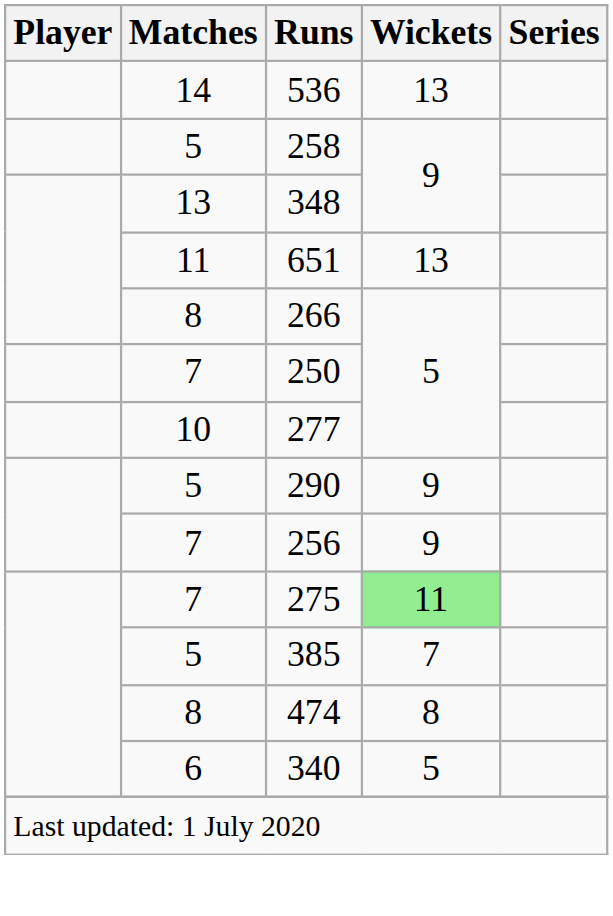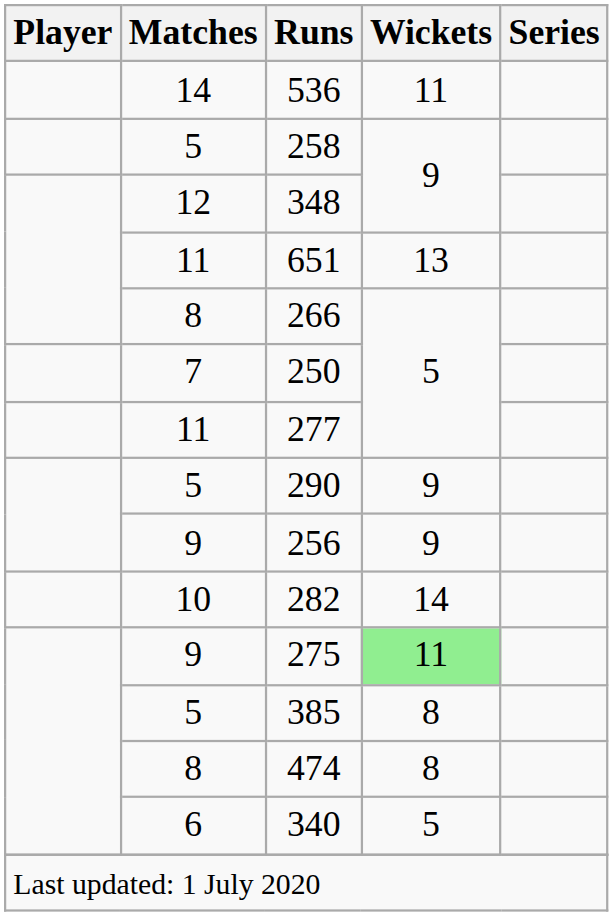(431, 89) 13 -> (431, 89) 11
(193, 202) 13 -> (193, 202) 12
(193, 428) 10 -> (193, 428) 11
(193, 542) 7 -> (193, 542) 9
+ row: (314, 598)
(193, 598) 7 -> (193, 655) 9
(431, 655) 7 -> (431, 711) 8
